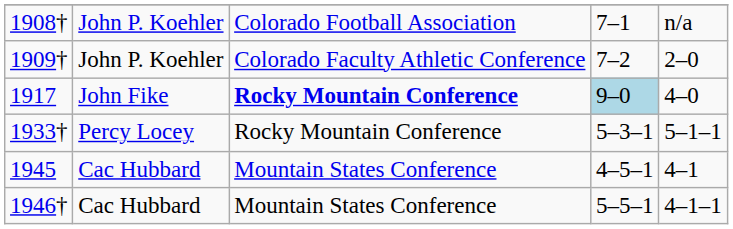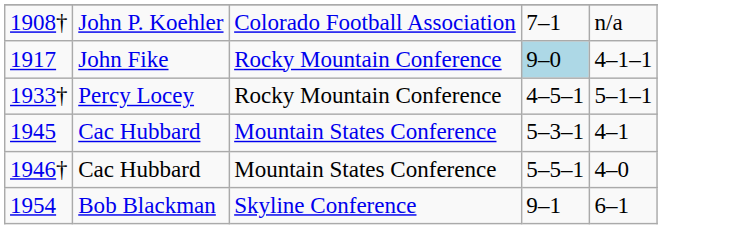- row: (39, 59)
(376, 95) bold -> (368, 59) normal
(682, 95) 4–0 -> (623, 59) 4–1–1
(625, 132) 5–3–1 -> (555, 95) 4–5–1
(625, 168) 4–5–1 -> (555, 132) 5–3–1
(693, 205) 4–1–1 -> (612, 168) 4–0
+ row: (33, 205)
